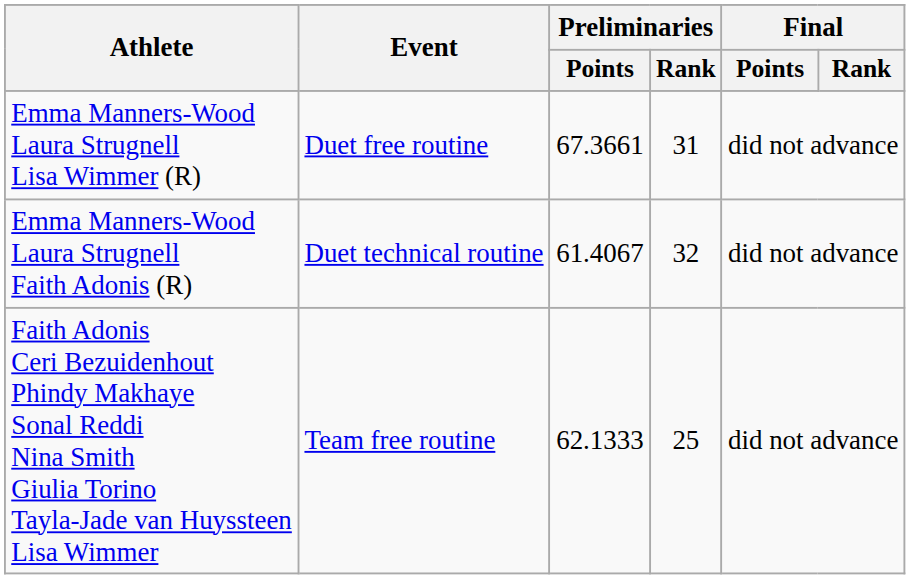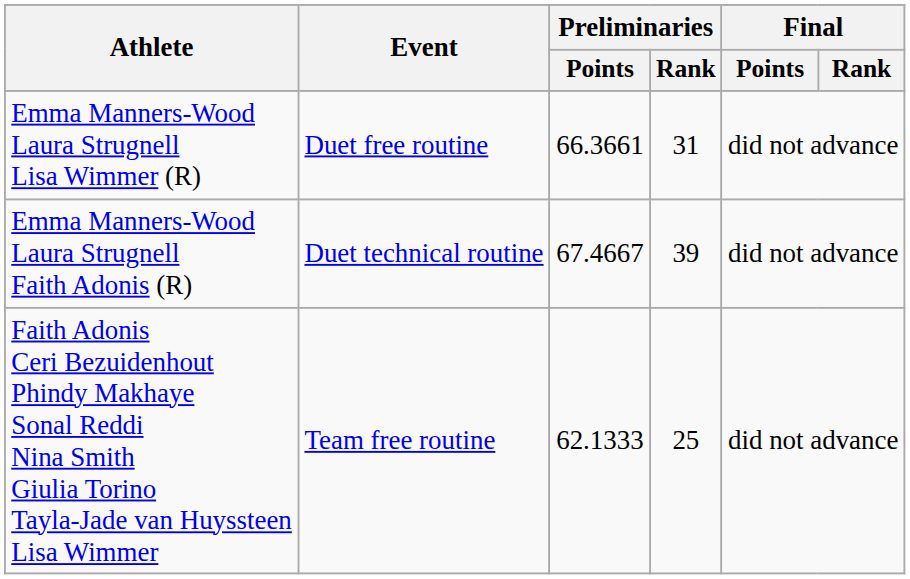(600, 145) 67.3661 -> (600, 145) 66.3661
(600, 253) 61.4067 -> (600, 253) 67.4667
(686, 253) 32 -> (686, 253) 39
